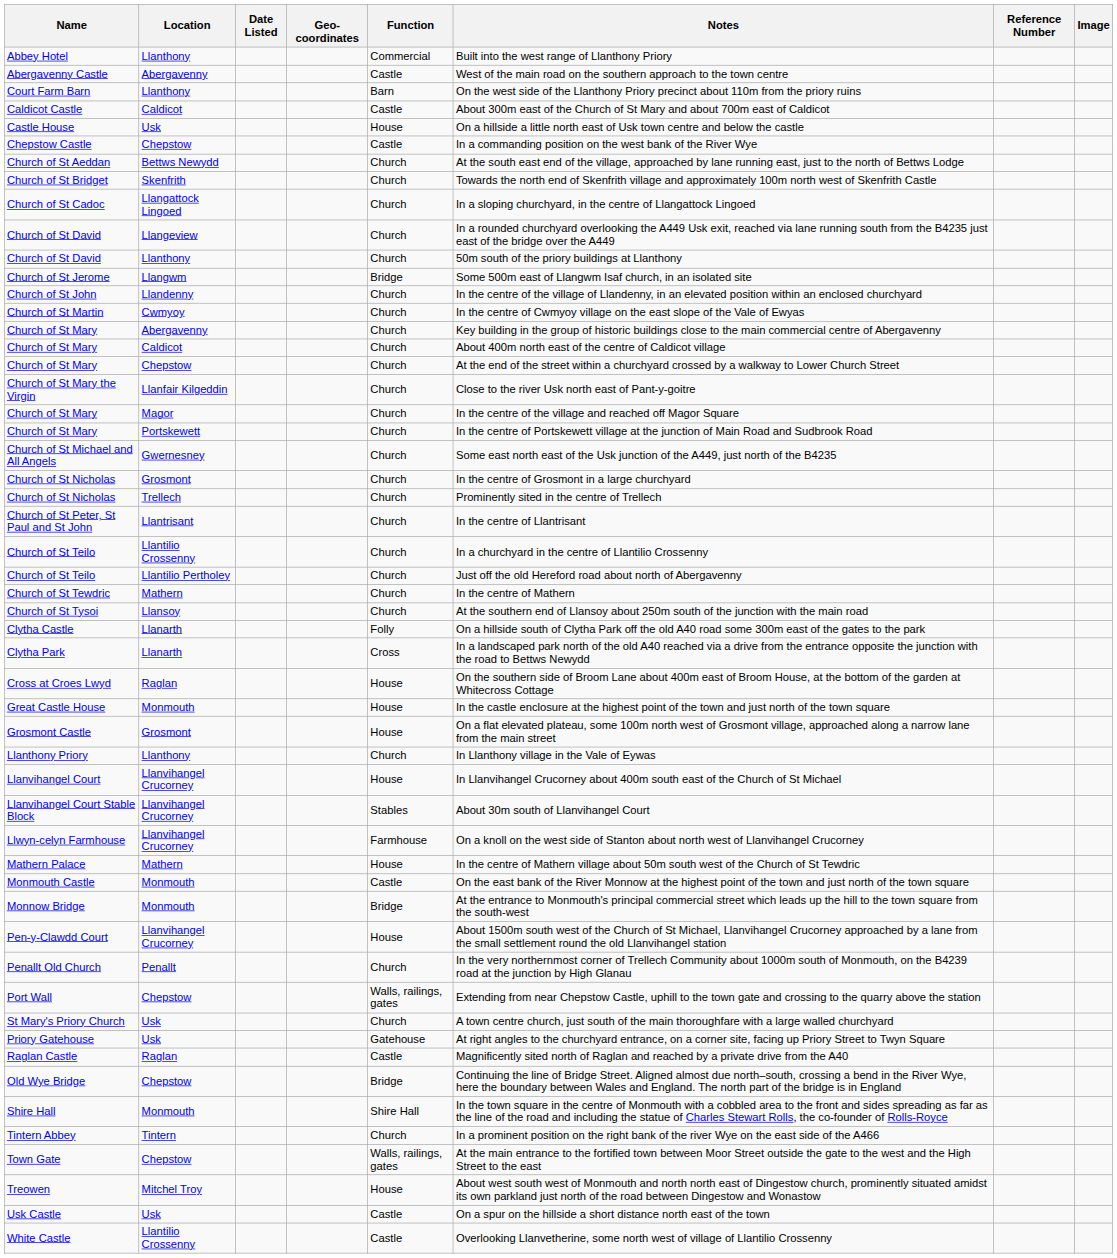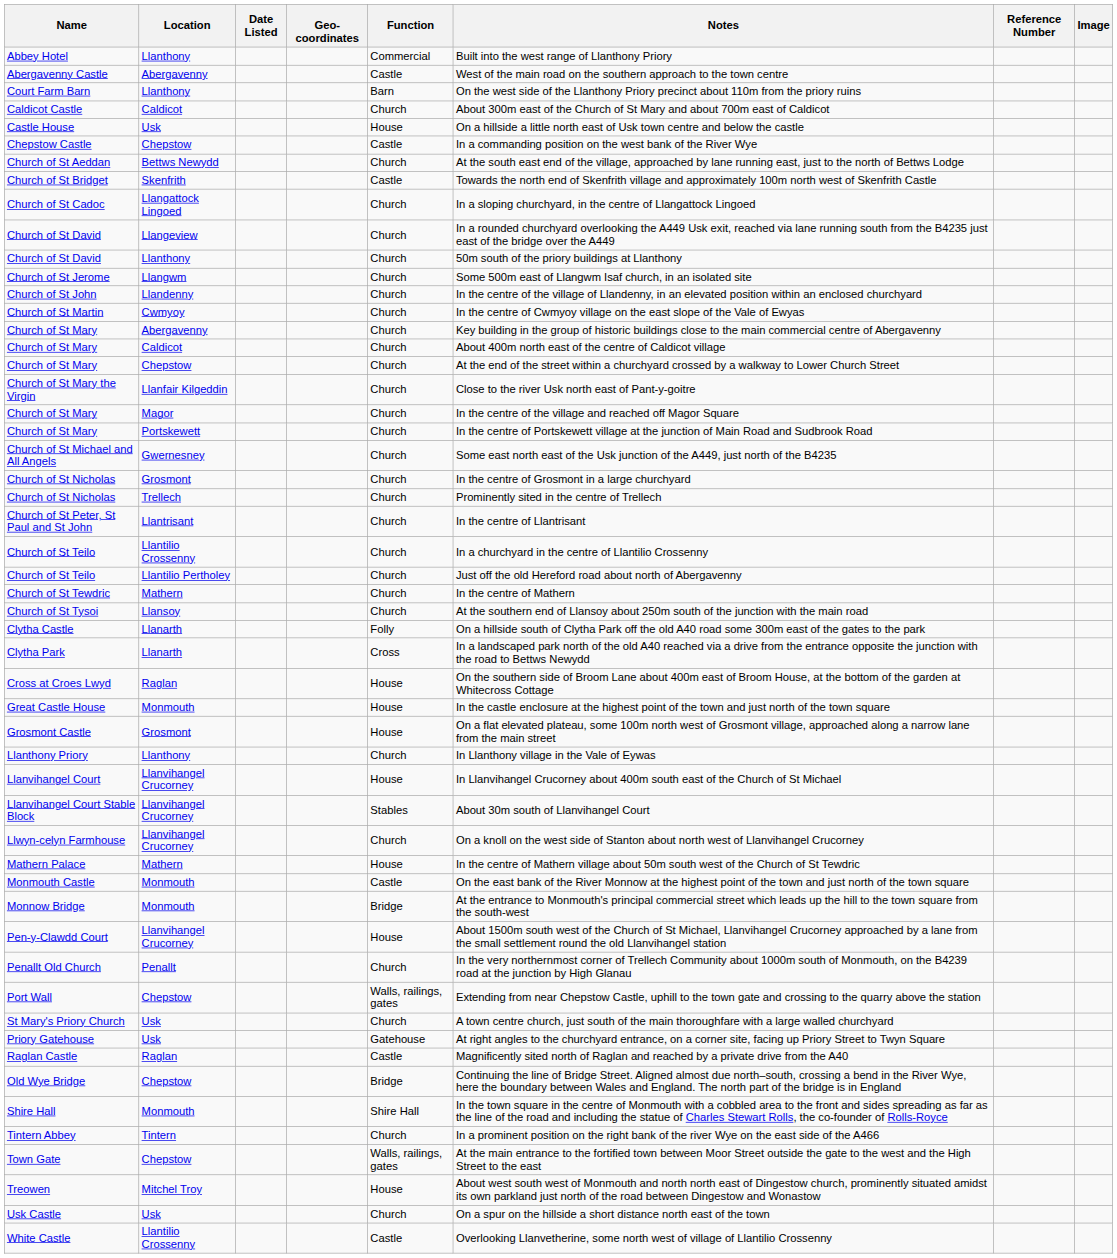(386, 109) Castle -> (388, 109) Church
(388, 180) Church -> (386, 180) Castle
(387, 276) Bridge -> (388, 276) Church
(399, 840) Farmhouse -> (388, 840) Church
(386, 1214) Castle -> (388, 1214) Church
